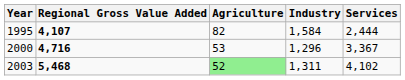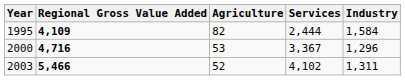columns swapped: (315, 13) <-> (372, 13)
(54, 31) 4,107 -> (54, 31) 4,109
(54, 66) 5,468 -> (54, 66) 5,466
(219, 66) lightgreen background -> (219, 66) no background
